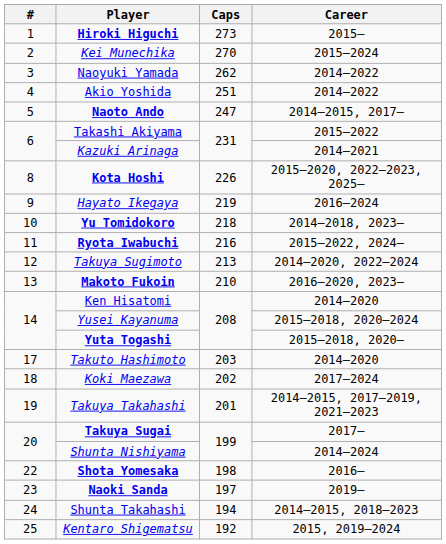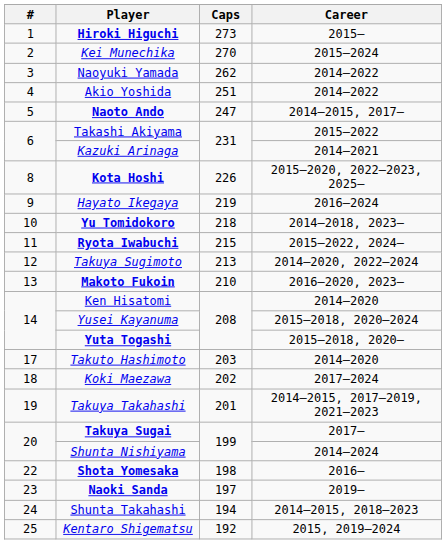(226, 242) 216 -> (226, 242) 215
